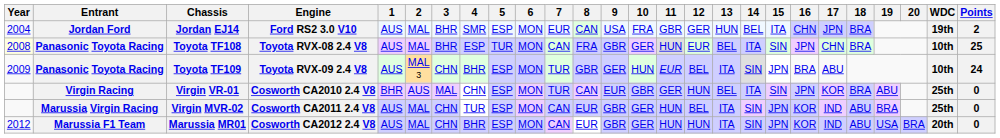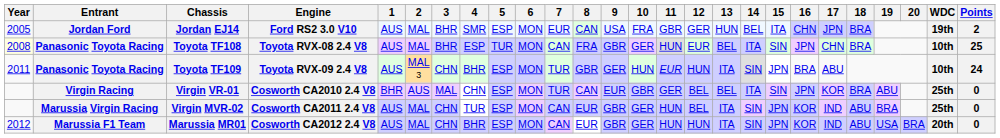(19, 29) 2004 -> (19, 29) 2005
(19, 68) 2009 -> (19, 68) 2011
(699, 68) BEL -> (699, 68) HUN
(699, 91) HUN -> (699, 91) BEL
